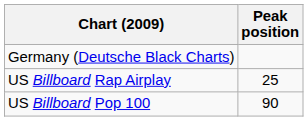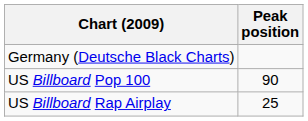rows swapped: (79, 103) <-> (89, 80)
